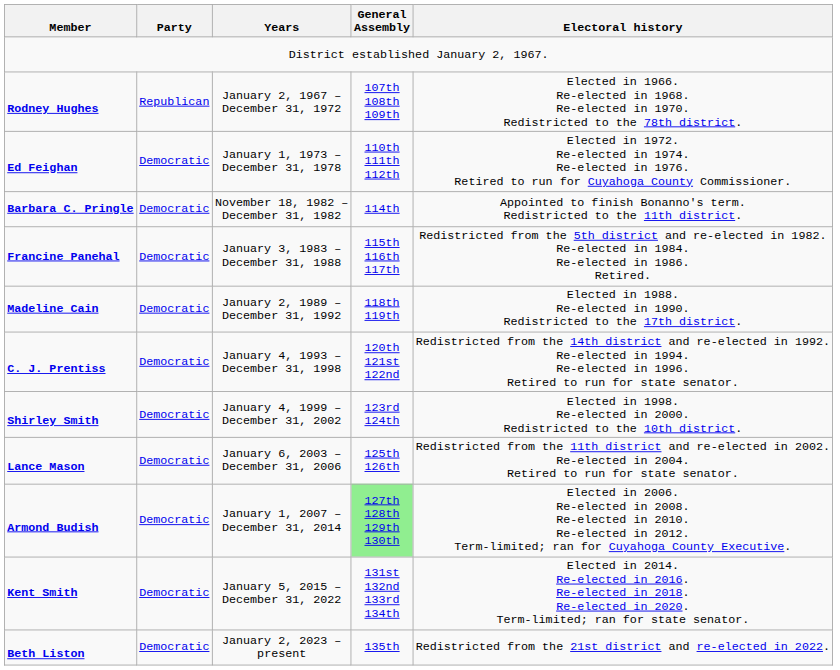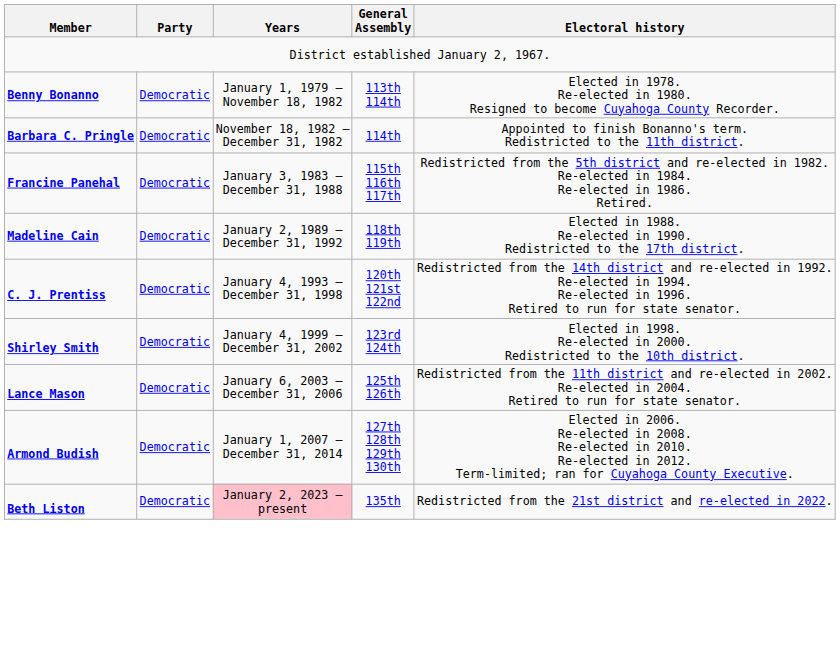- row: (53, 109)
- row: (42, 168)
+ row: (53, 95)
(382, 520) lightgreen background -> (383, 447) no background
- row: (42, 593)
(282, 647) no background -> (283, 501) pink background
